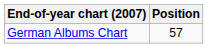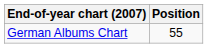(176, 33) 57 -> (176, 33) 55
